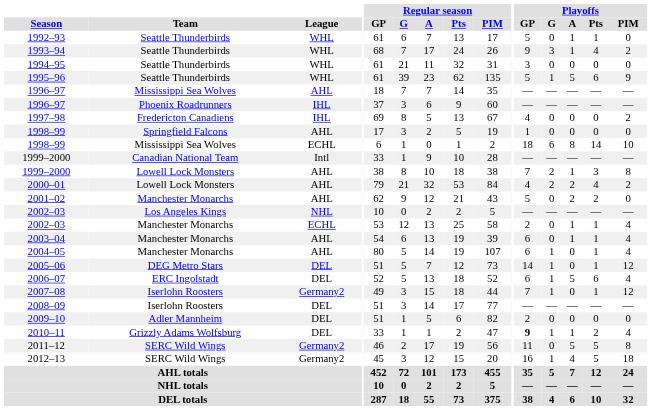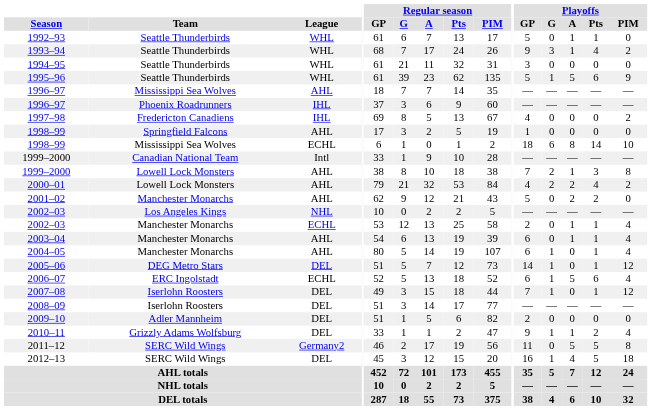(322, 278) DEL -> (322, 278) ECHL
(322, 292) Germany2 -> (322, 292) DEL
(528, 332) bold -> (528, 332) normal
(322, 359) Germany2 -> (322, 359) DEL
